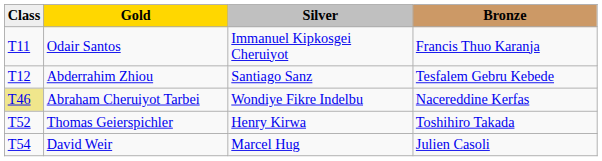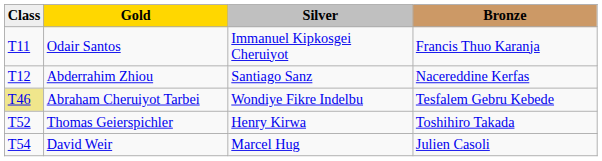(485, 76) Tesfalem Gebru Kebede -> (473, 76) Nacereddine Kerfas
(473, 99) Nacereddine Kerfas -> (485, 99) Tesfalem Gebru Kebede
